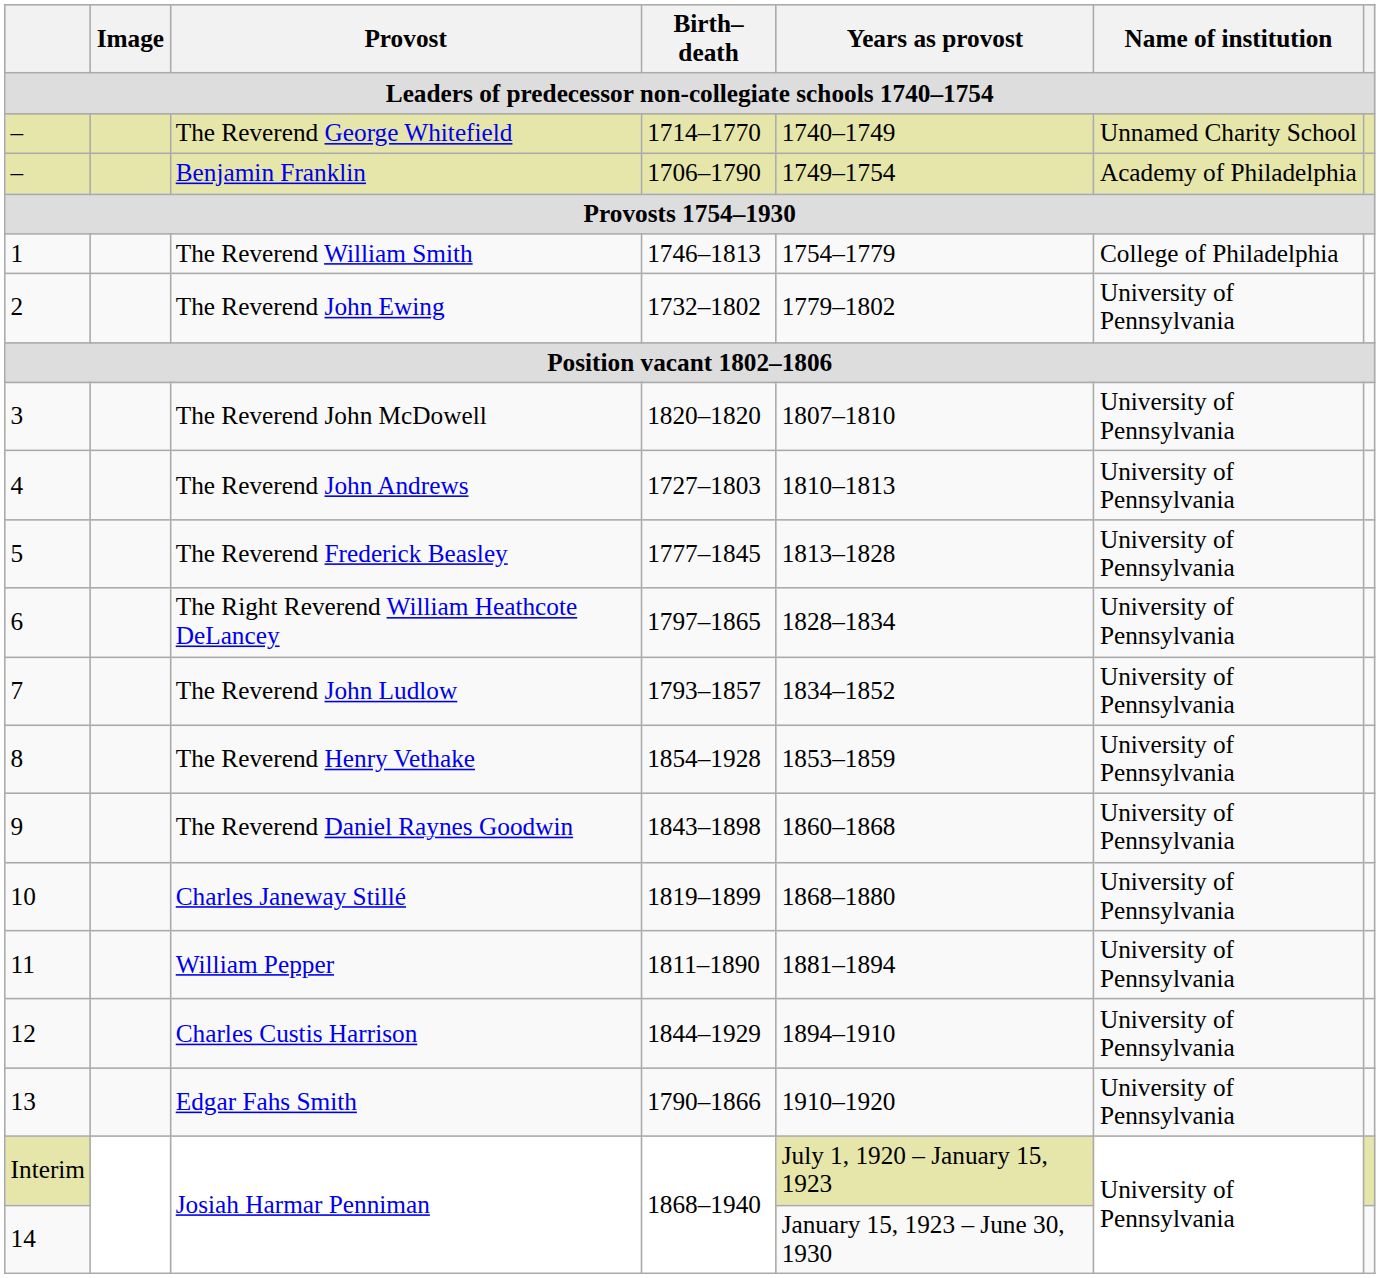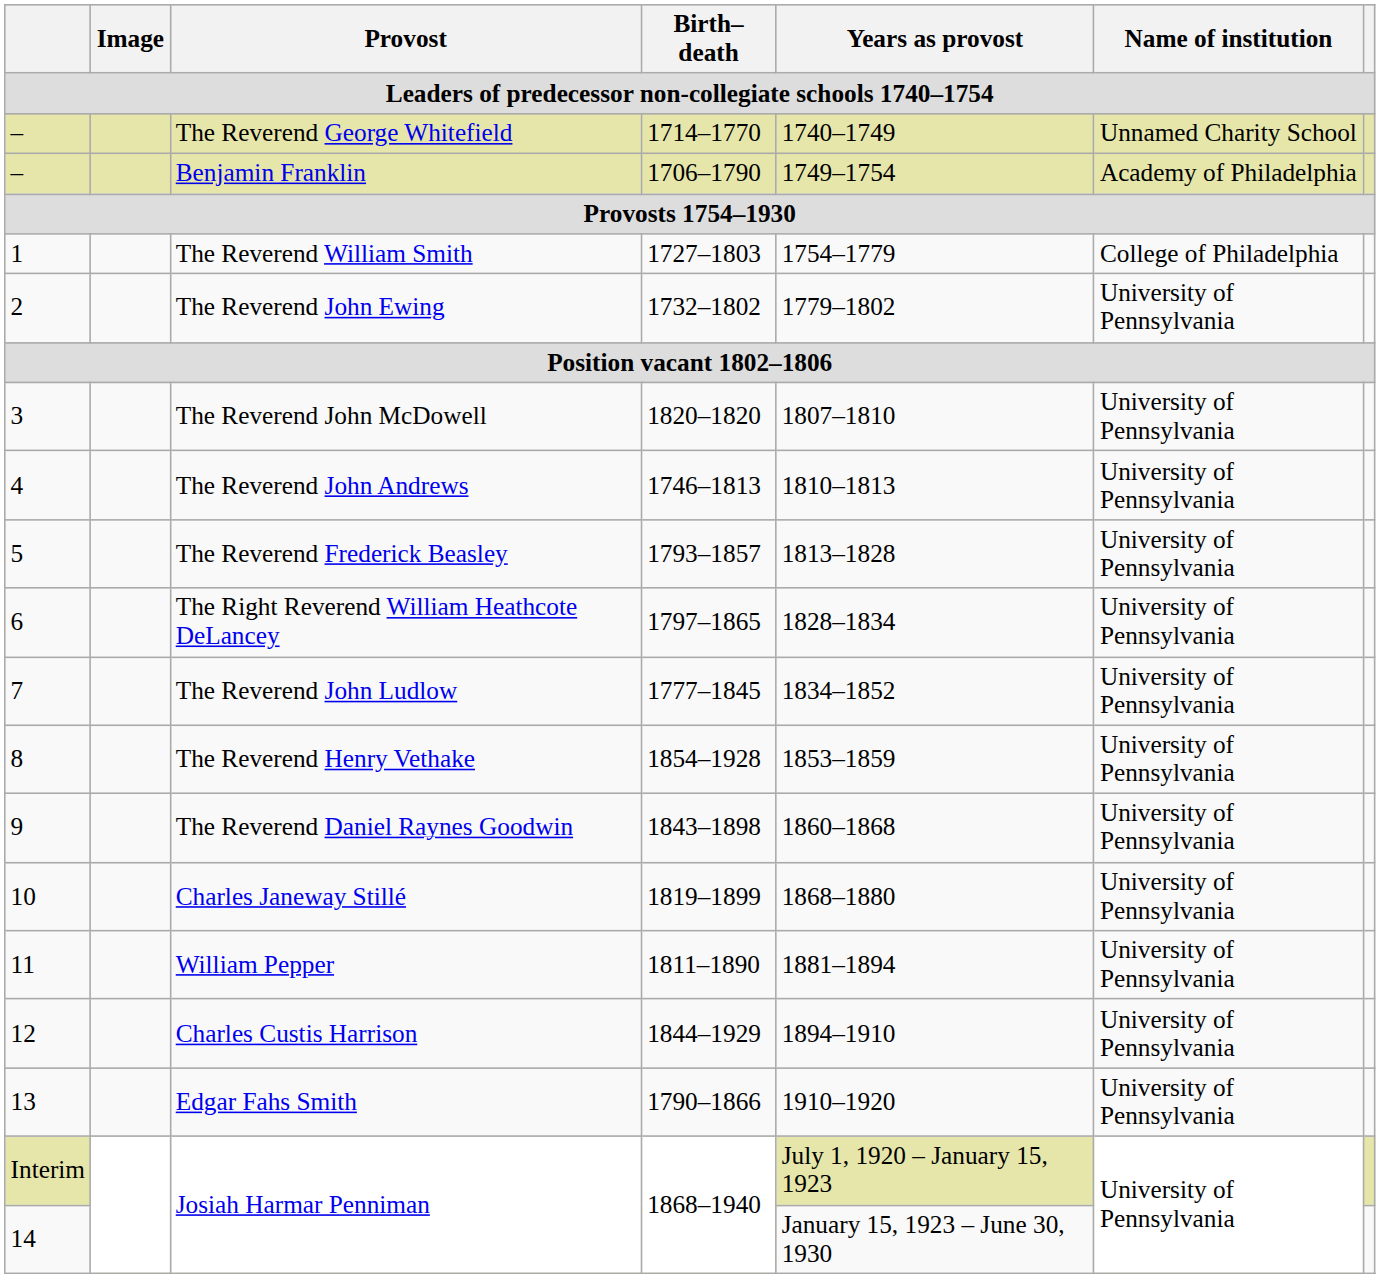(704, 253) 1746–1813 -> (704, 253) 1727–1803
(704, 484) 1727–1803 -> (704, 484) 1746–1813
(704, 553) 1777–1845 -> (704, 553) 1793–1857
(704, 690) 1793–1857 -> (704, 690) 1777–1845
